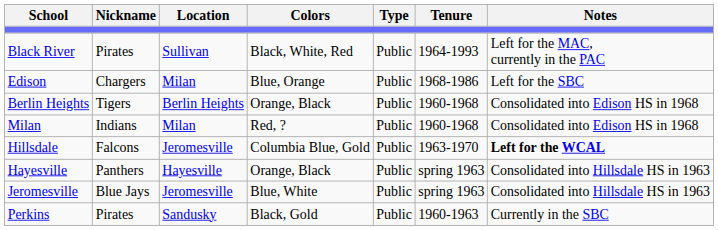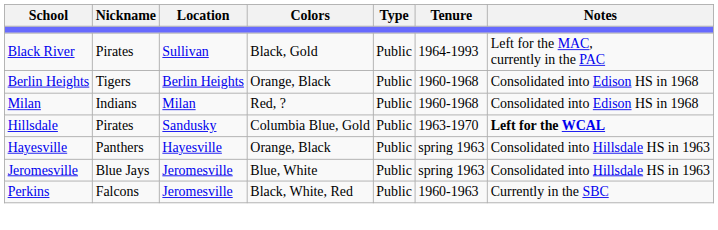(302, 51) Black, White, Red -> (284, 51) Black, Gold
- row: (27, 81)
(117, 147) Falcons -> (115, 125) Pirates
(198, 147) Jeromesville -> (189, 125) Sandusky
(115, 214) Pirates -> (117, 192) Falcons
(189, 214) Sandusky -> (198, 192) Jeromesville
(284, 214) Black, Gold -> (302, 192) Black, White, Red
